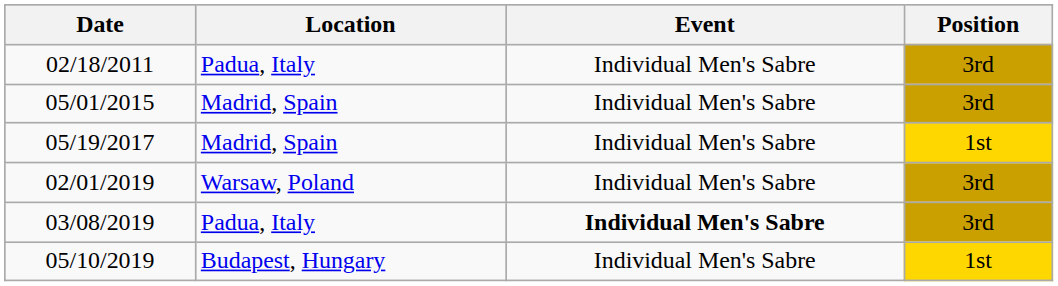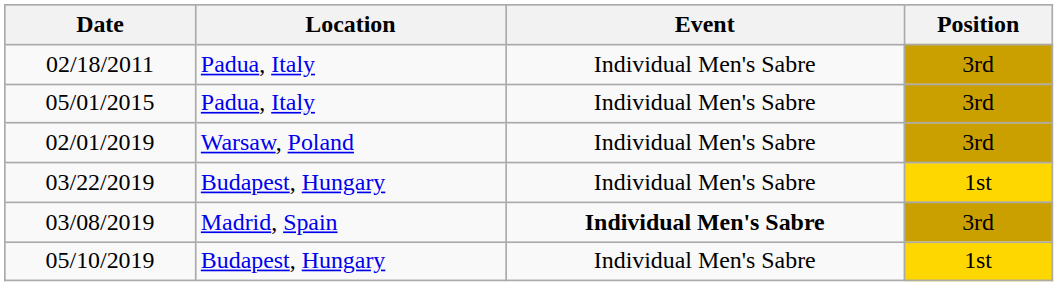(269, 103) Madrid, Spain -> (258, 103) Padua, Italy
- row: (100, 142)
+ row: (100, 182)
(258, 221) Padua, Italy -> (269, 221) Madrid, Spain
